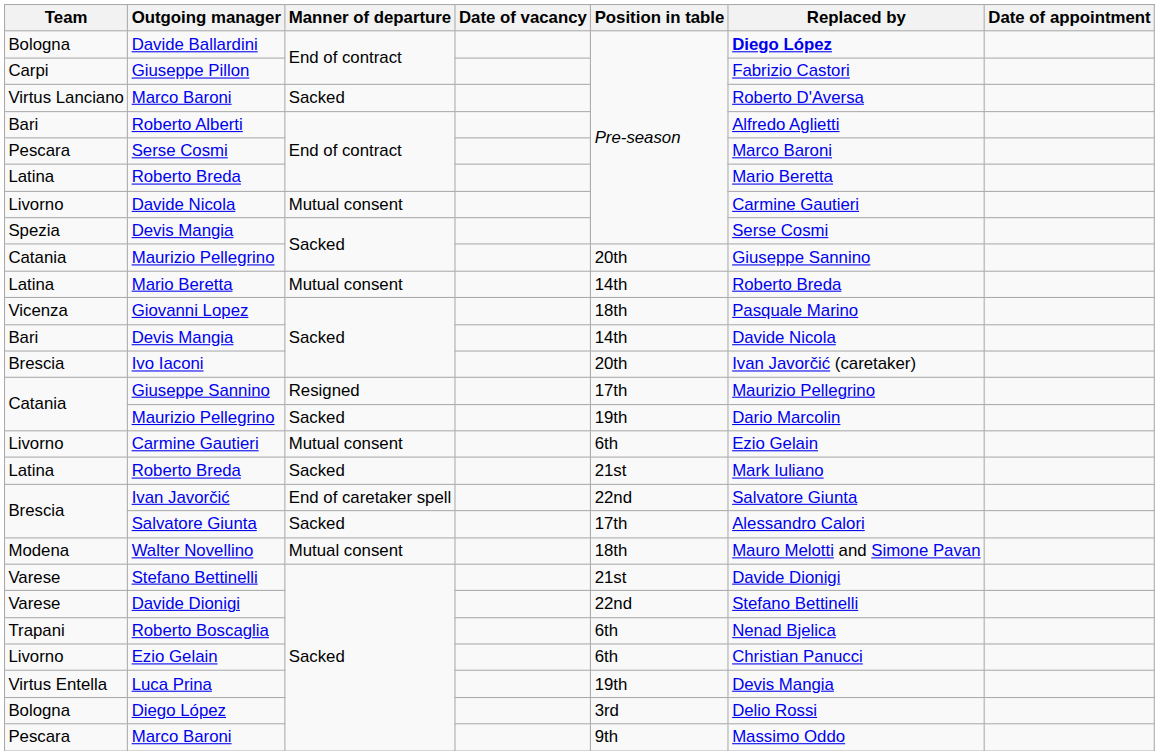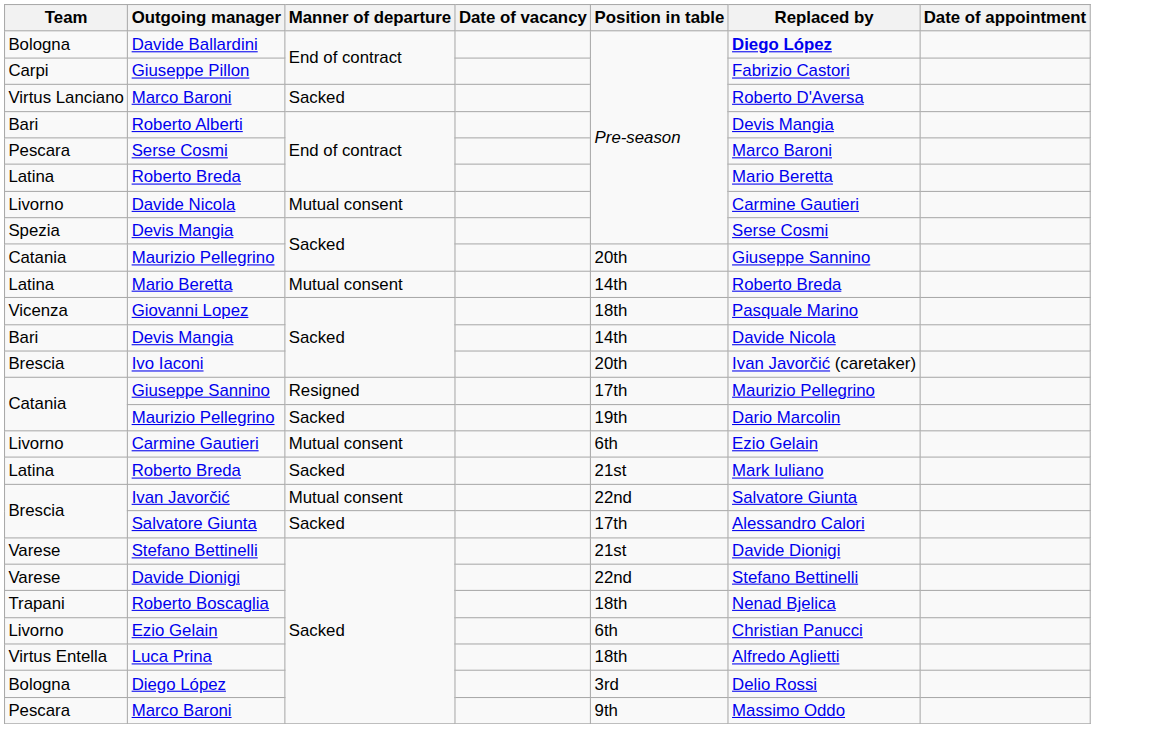(786, 124) Alfredo Aglietti -> (783, 124) Devis Mangia
(370, 497) End of caretaker spell -> (346, 497) Mutual consent
- row: (39, 550)
(606, 630) 6th -> (611, 603) 18th
(611, 683) 19th -> (611, 657) 18th
(783, 683) Devis Mangia -> (786, 657) Alfredo Aglietti
